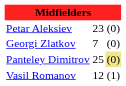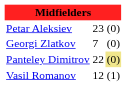(98, 59) 25 -> (98, 59) 22
